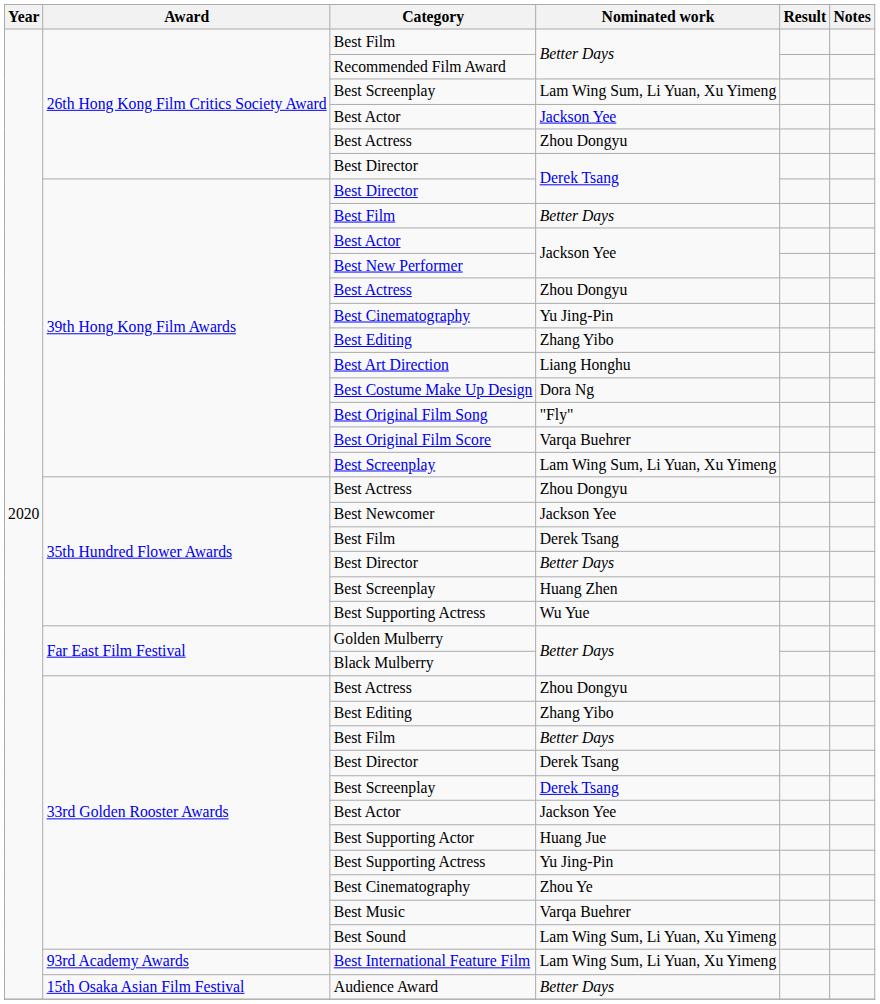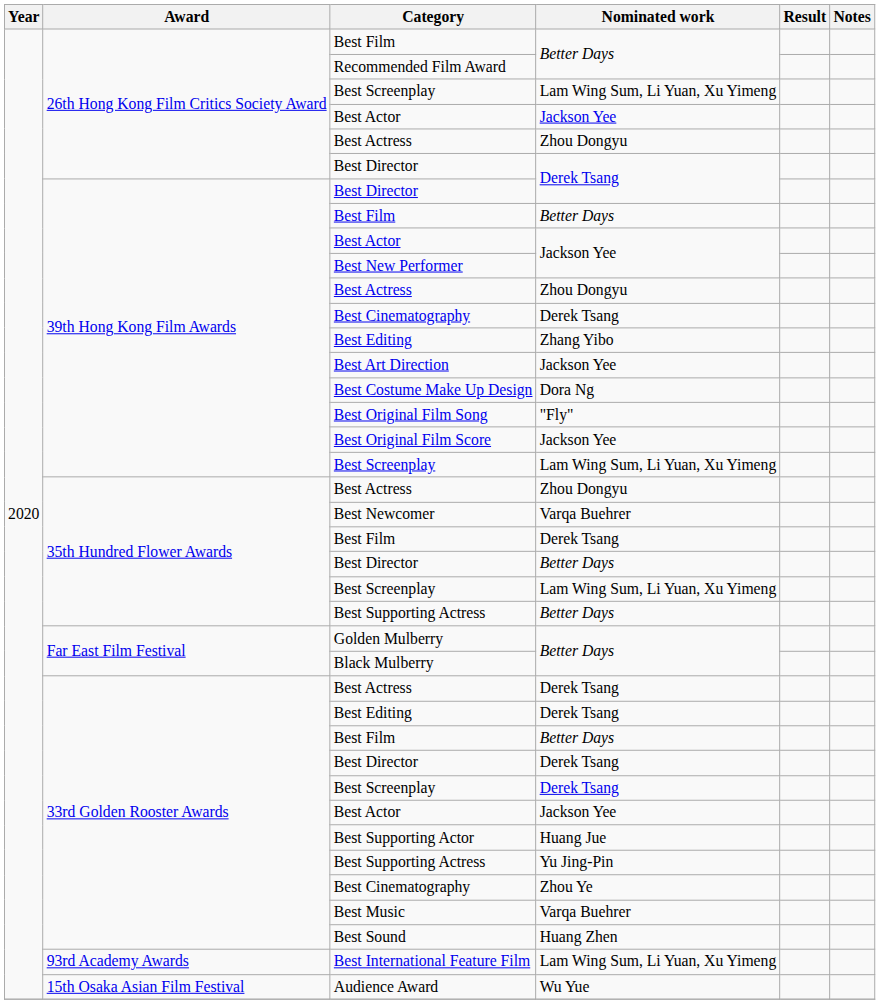(576, 315) Yu Jing-Pin -> (579, 315) Derek Tsang
(585, 365) Liang Honghu -> (578, 365) Jackson Yee
(585, 439) Varqa Buehrer -> (578, 439) Jackson Yee
(578, 514) Jackson Yee -> (585, 514) Varqa Buehrer
(579, 588) Huang Zhen -> (658, 588) Lam Wing Sum, Li Yuan, Xu Yimeng
(565, 613) Wu Yue -> (577, 613) Better Days
(583, 688) Zhou Dongyu -> (579, 688) Derek Tsang
(577, 713) Zhang Yibo -> (579, 713) Derek Tsang
(658, 937) Lam Wing Sum, Li Yuan, Xu Yimeng -> (579, 937) Huang Zhen
(577, 986) Better Days -> (565, 986) Wu Yue
